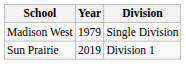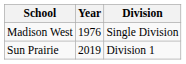(90, 31) 1979 -> (90, 31) 1976
